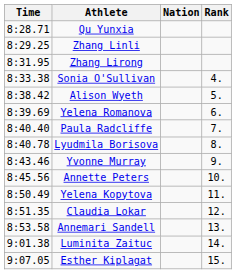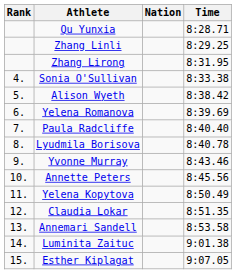columns swapped: (217, 13) <-> (28, 13)
